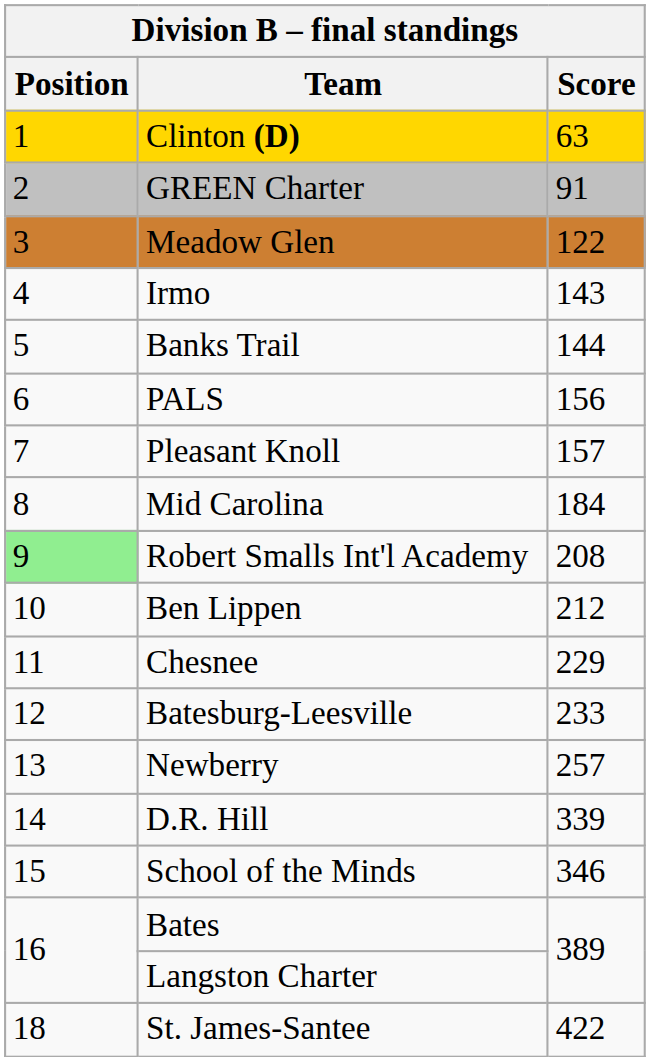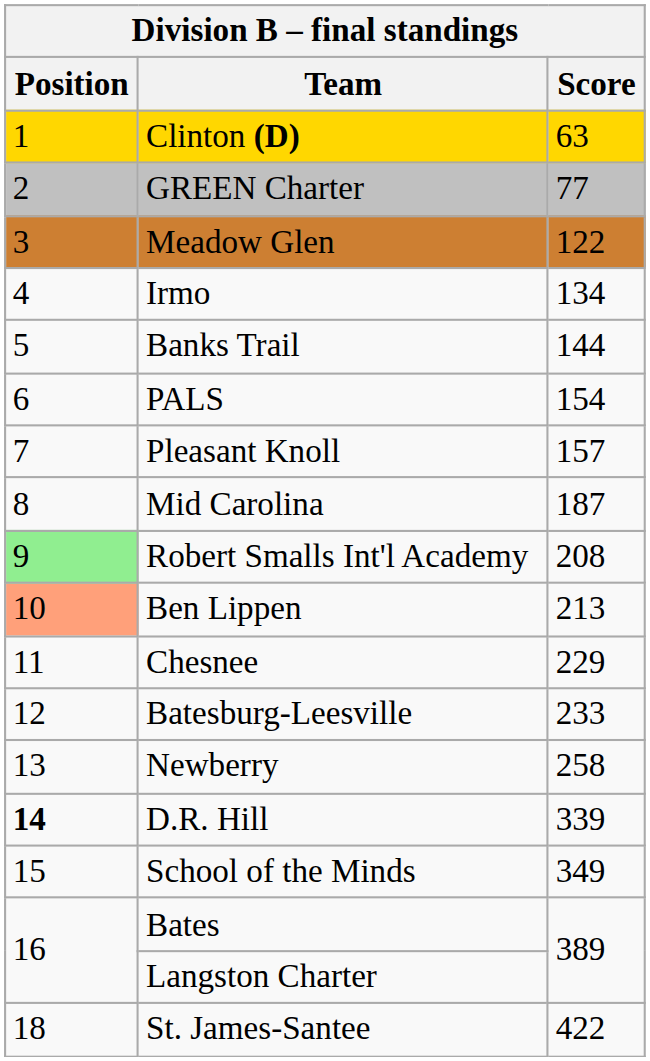(572, 188) 91 -> (572, 188) 77
(581, 293) 143 -> (581, 293) 134
(581, 398) 156 -> (581, 398) 154
(581, 503) 184 -> (581, 503) 187
(29, 608) no background -> (29, 608) lightsalmon background
(581, 608) 212 -> (581, 608) 213
(581, 766) 257 -> (581, 766) 258
(29, 818) normal -> (29, 818) bold
(581, 871) 346 -> (581, 871) 349
